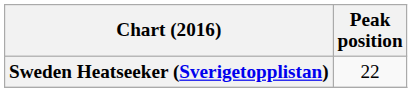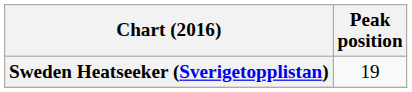(370, 71) 22 -> (370, 71) 19
